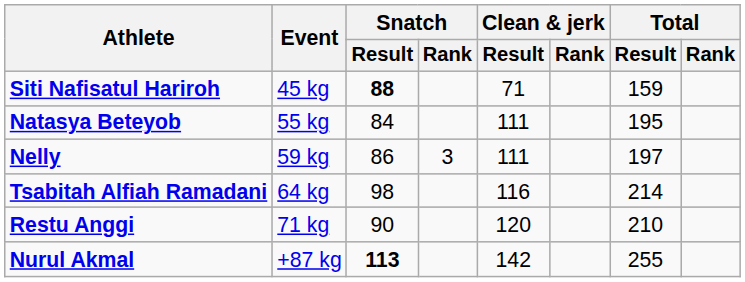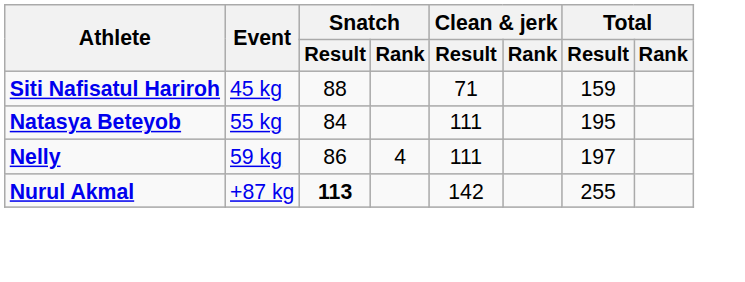(382, 88) bold -> (335, 88) normal
(447, 157) 3 -> (400, 157) 4
- row: (139, 191)
- row: (72, 225)
